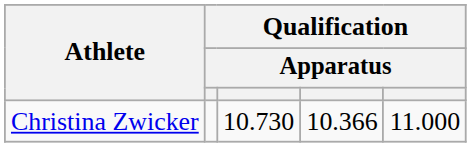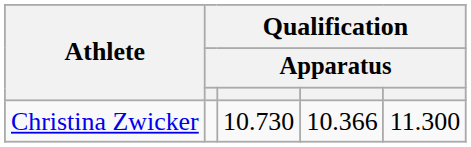(425, 121) 11.000 -> (425, 121) 11.300
